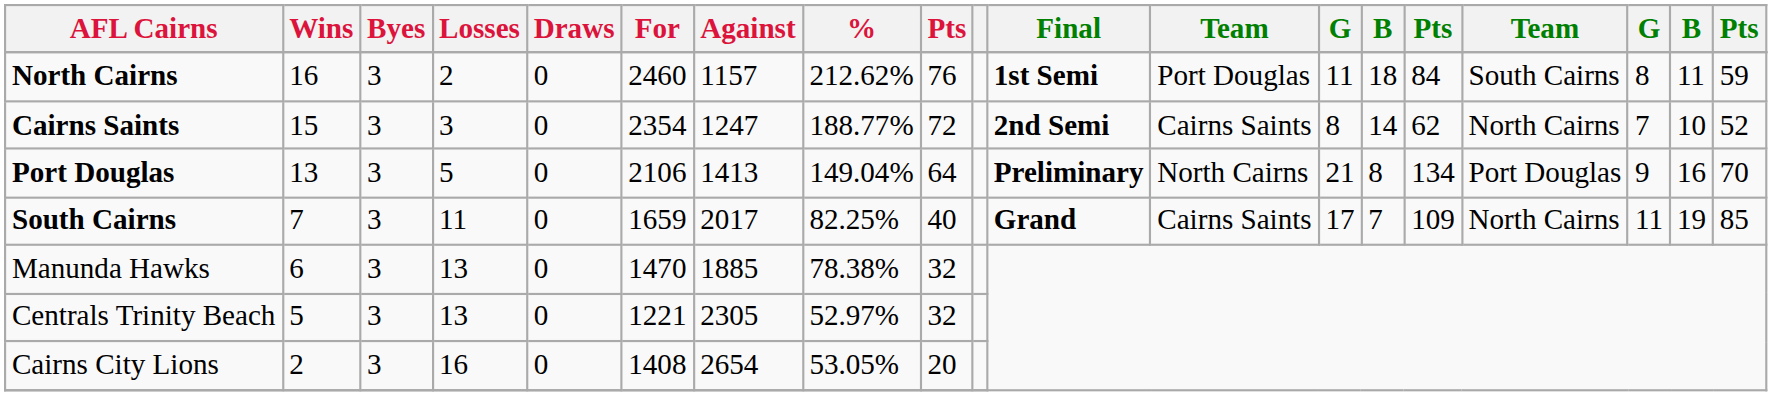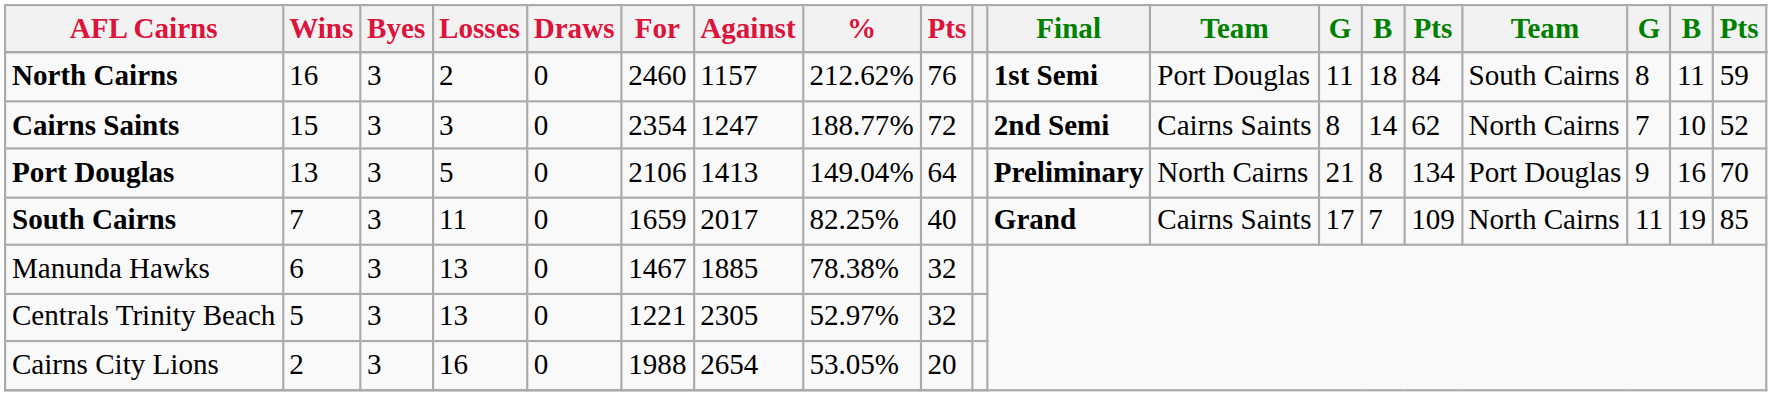(657, 268) 1470 -> (657, 268) 1467
(657, 364) 1408 -> (657, 364) 1988
